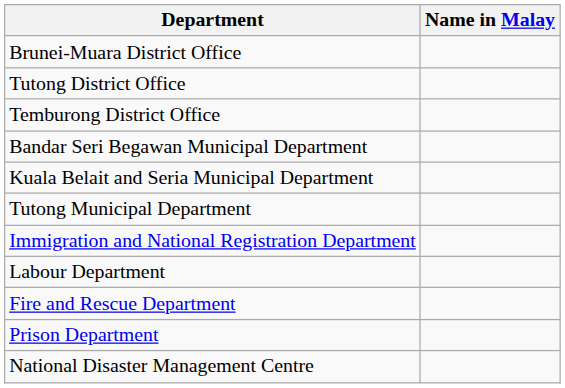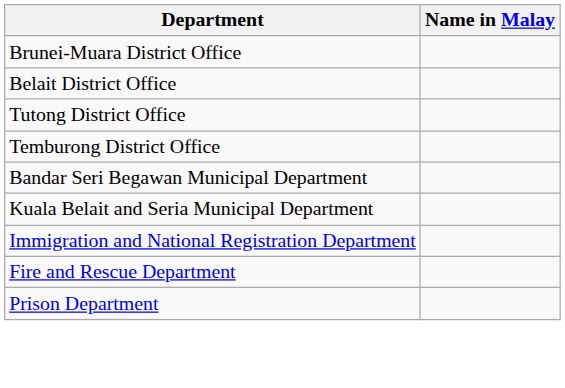+ row: (93, 83)
- row: (130, 209)
- row: (87, 271)
- row: (162, 366)
